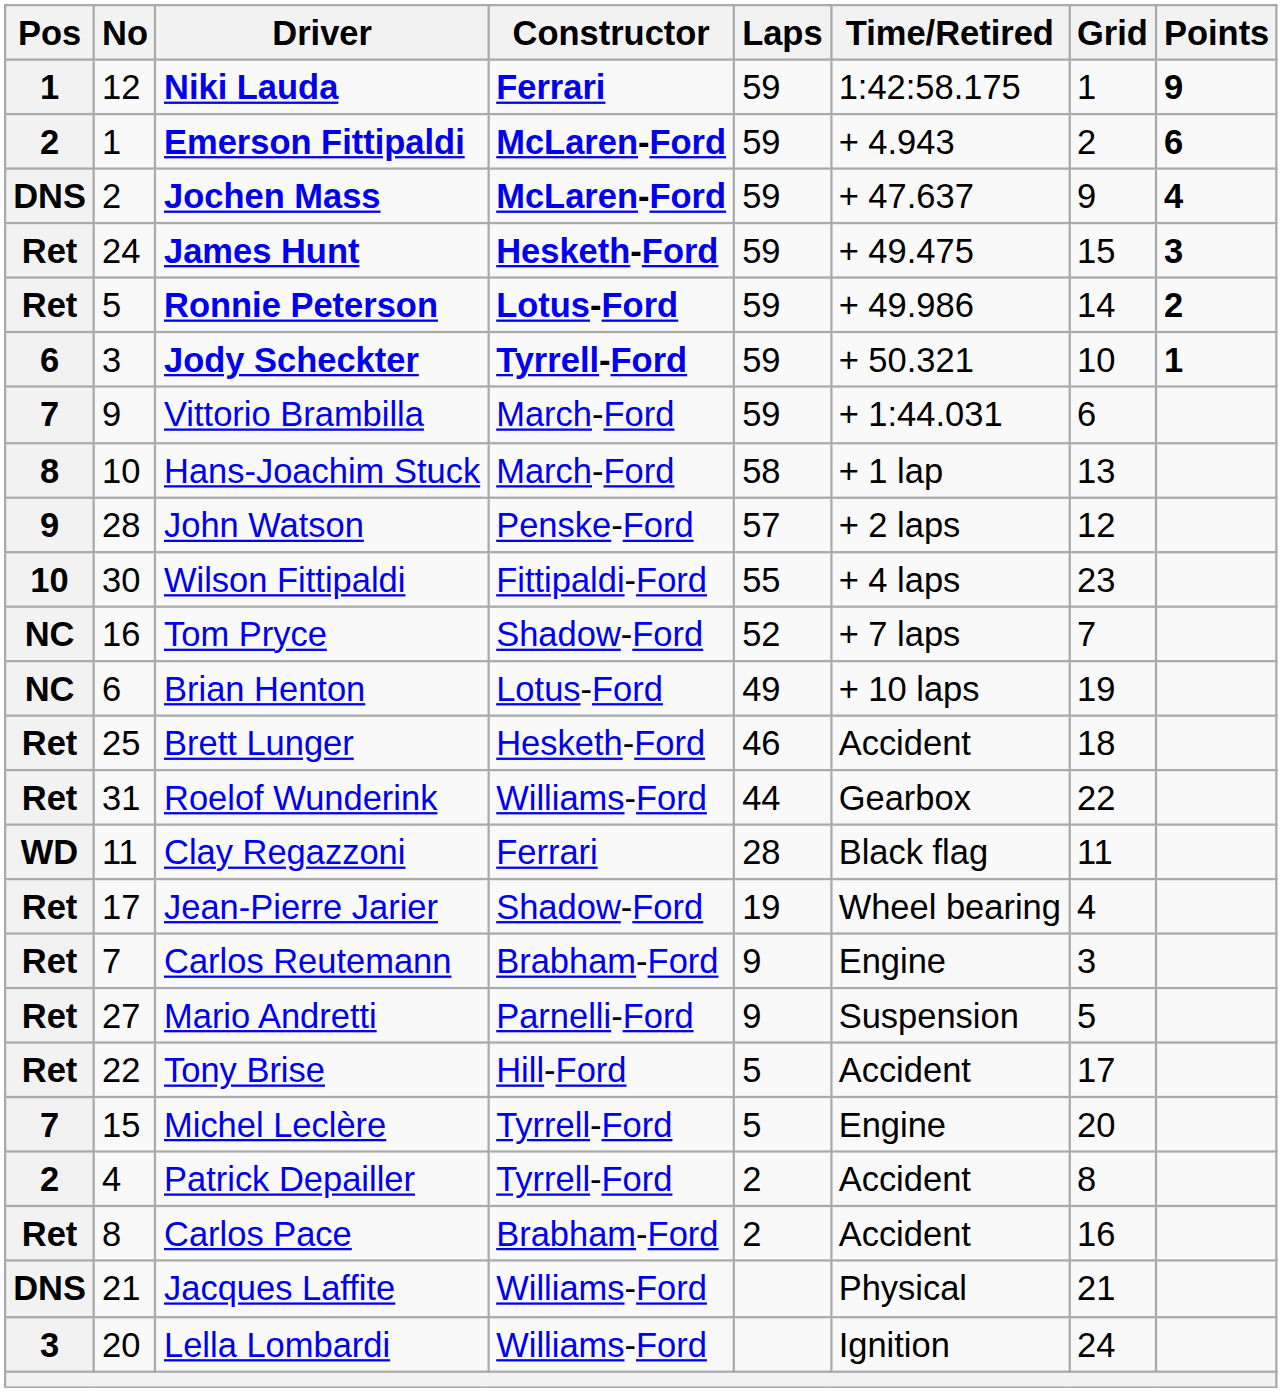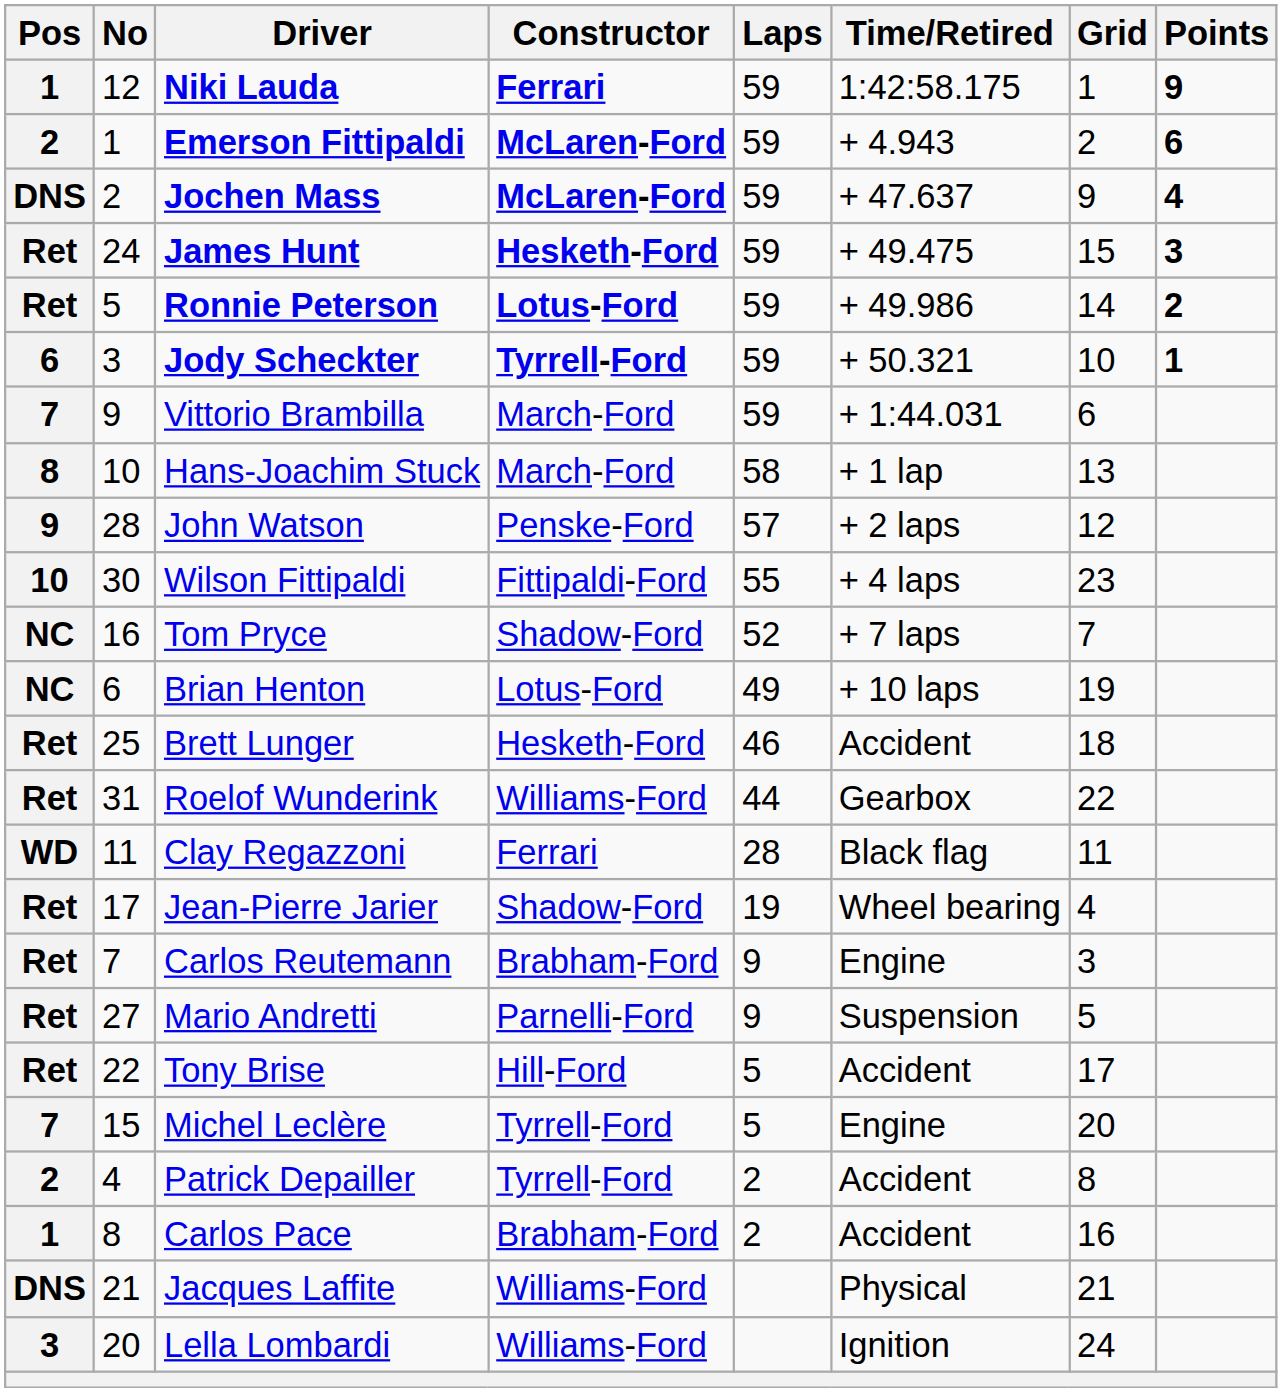(50, 1234) Ret -> (50, 1234) 1
